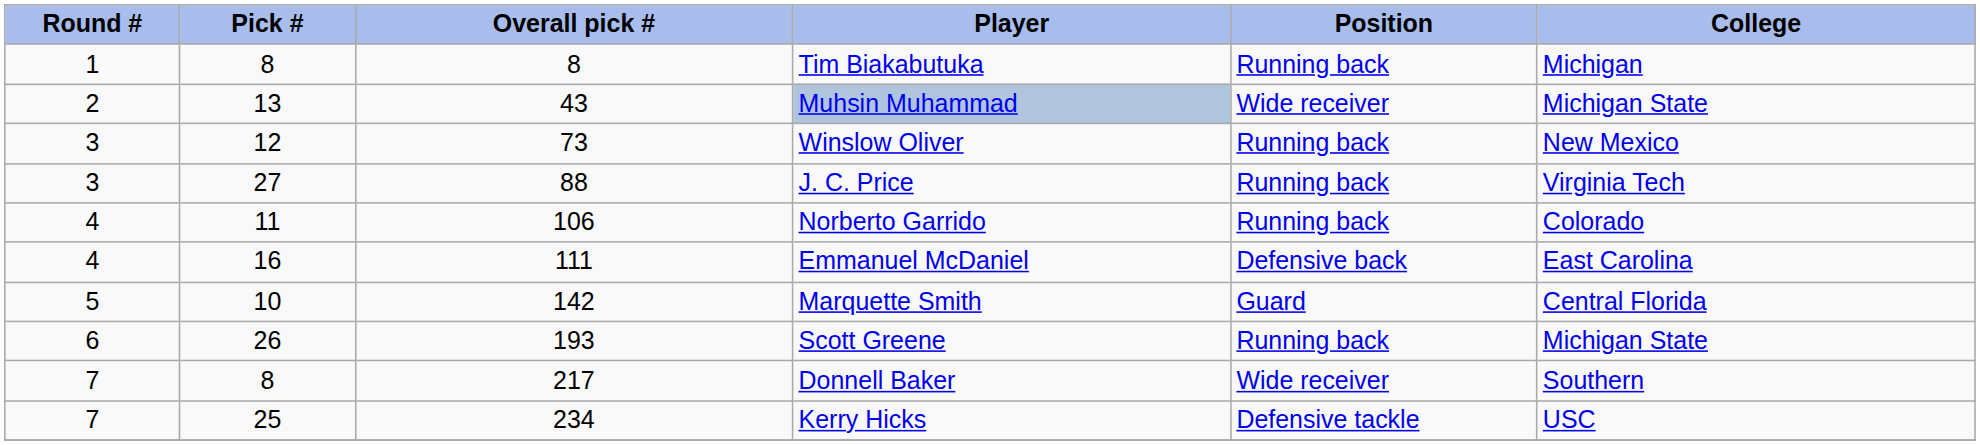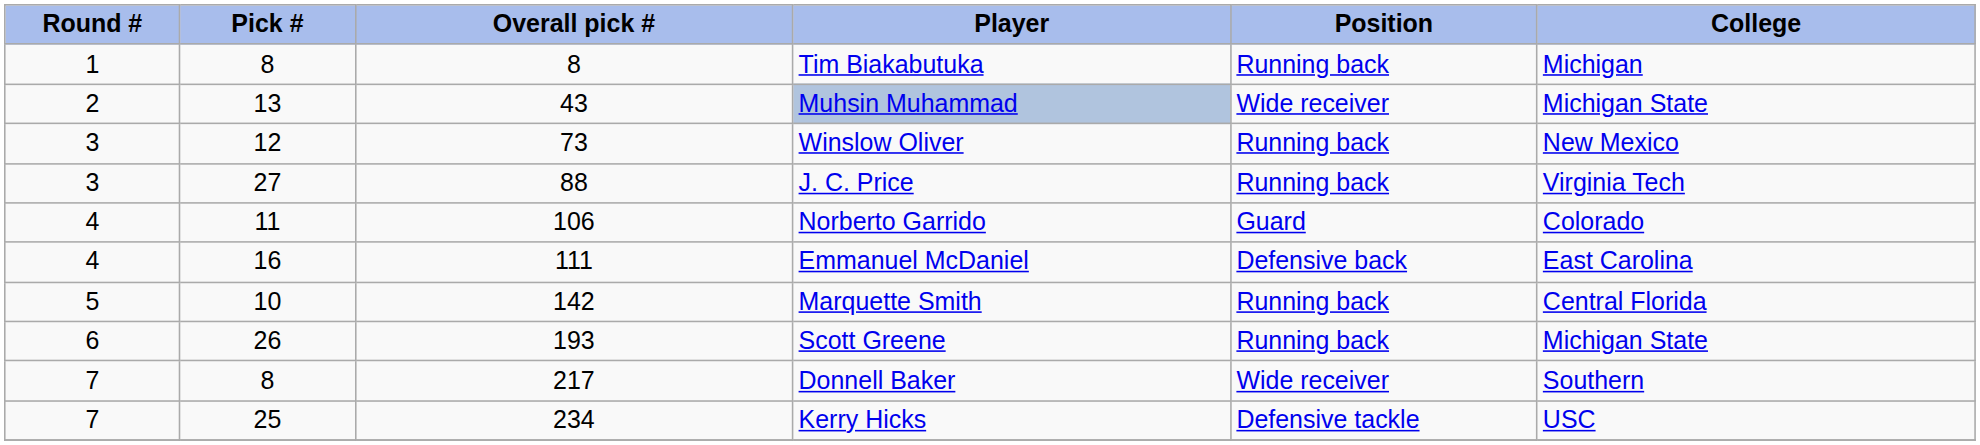(1313, 222) Running back -> (1271, 222) Guard
(1271, 301) Guard -> (1313, 301) Running back
